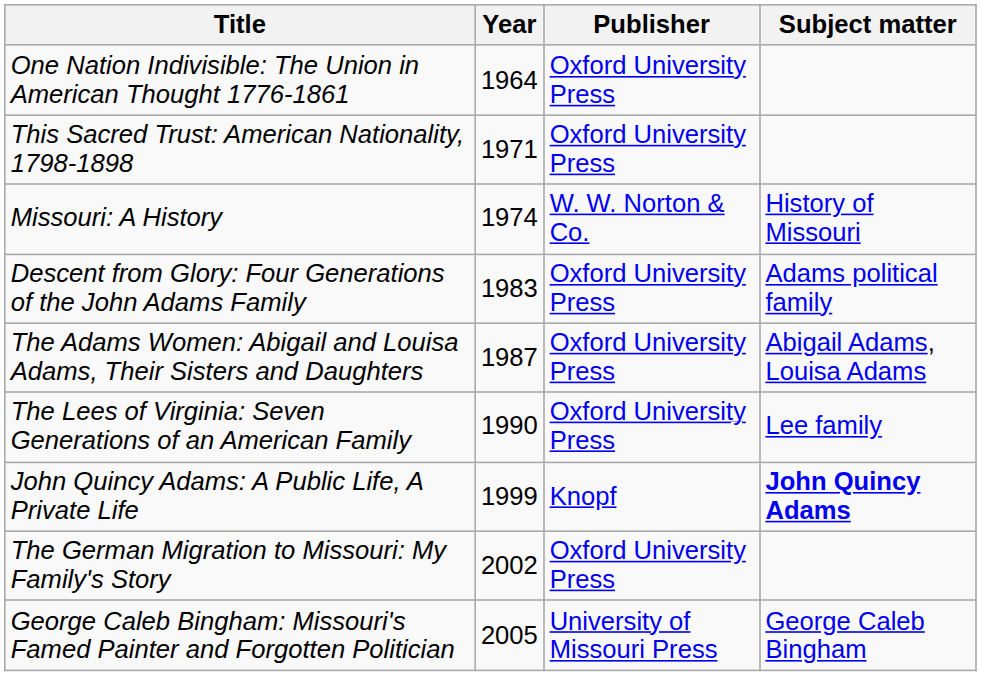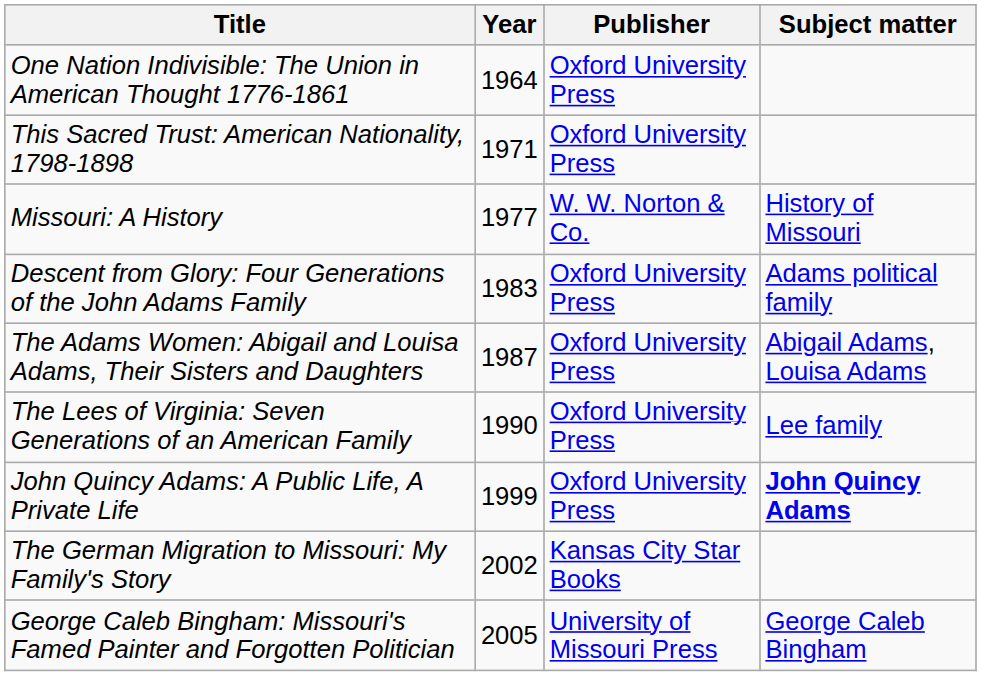(509, 218) 1974 -> (509, 218) 1977
(583, 496) Knopf -> (648, 496) Oxford University Press
(648, 565) Oxford University Press -> (645, 565) Kansas City Star Books
